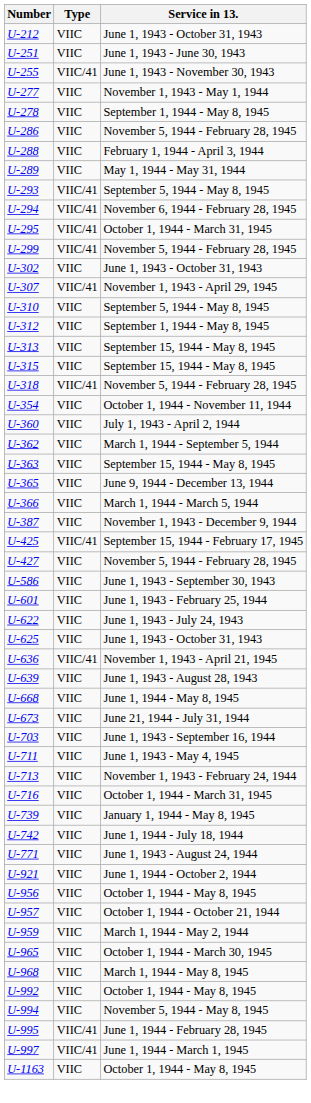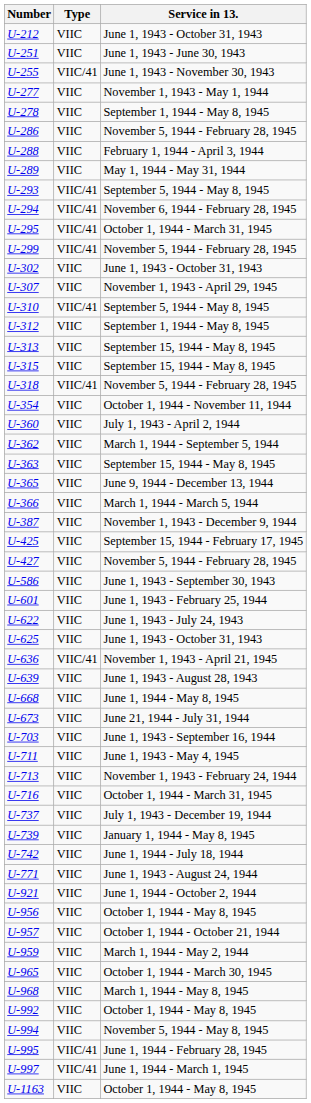(77, 287) VIIC/41 -> (69, 287) VIIC
(69, 307) VIIC -> (77, 307) VIIC/41
(77, 541) VIIC/41 -> (69, 541) VIIC
+ row: (23, 815)
